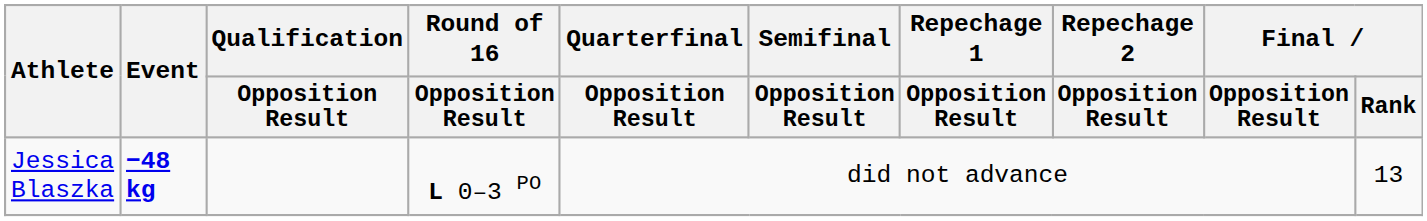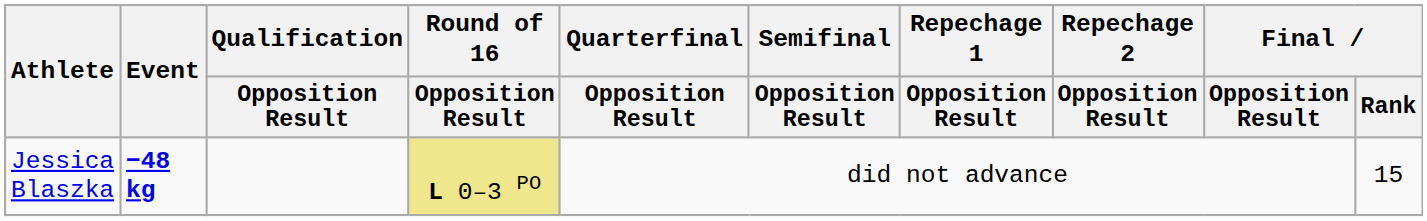(485, 190) no background -> (485, 190) khaki background
(1388, 176) 13 -> (1388, 176) 15
